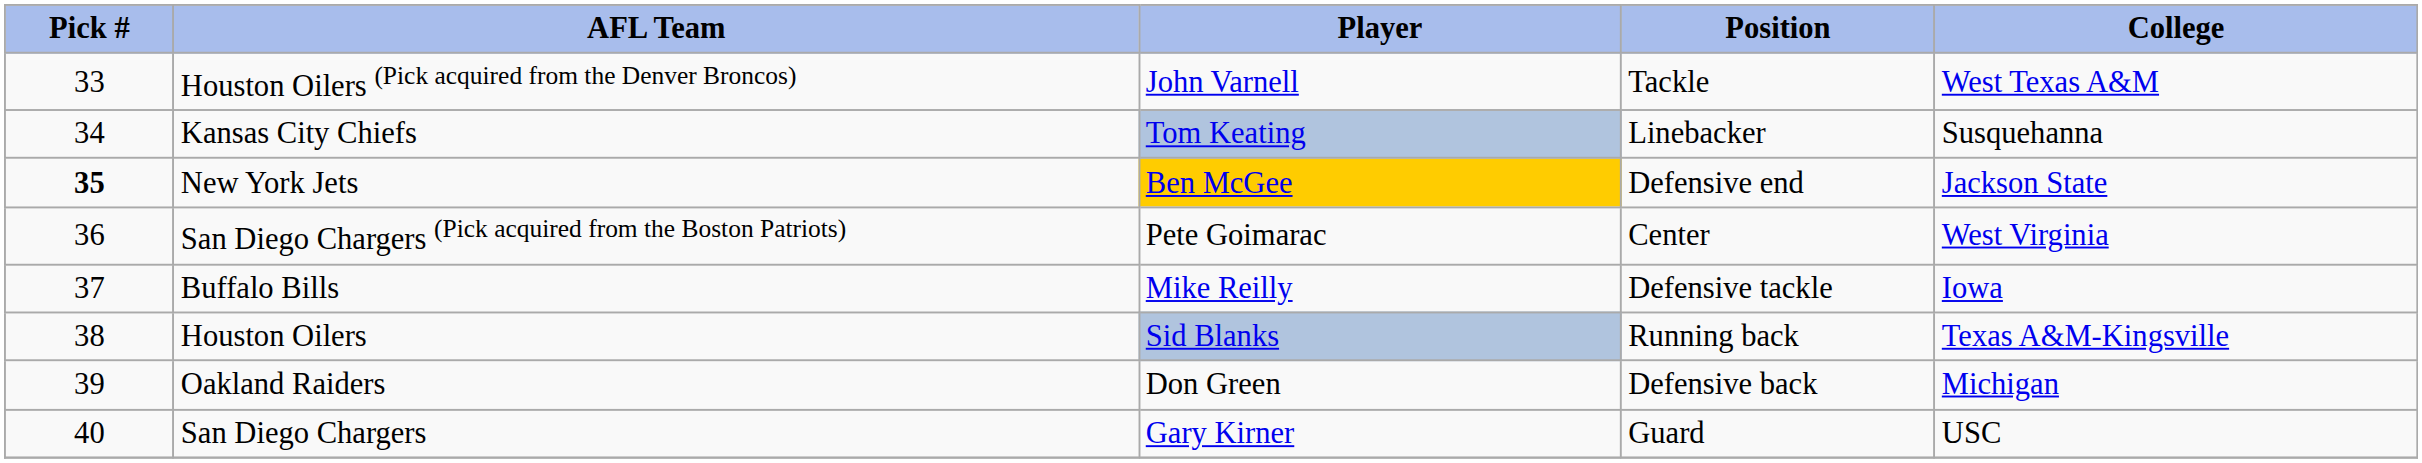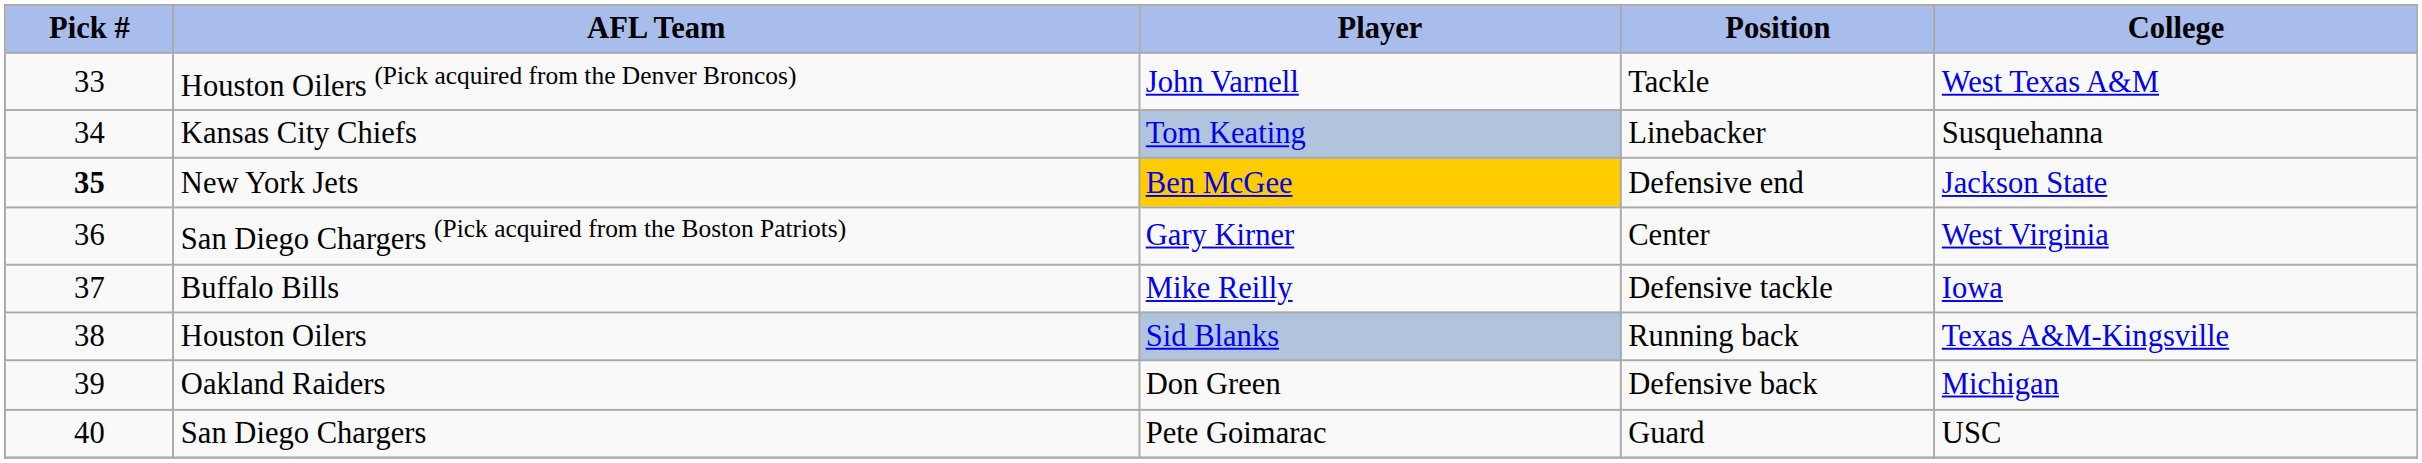(1236, 234) Pete Goimarac -> (1220, 234) Gary Kirner
(1220, 432) Gary Kirner -> (1236, 432) Pete Goimarac
